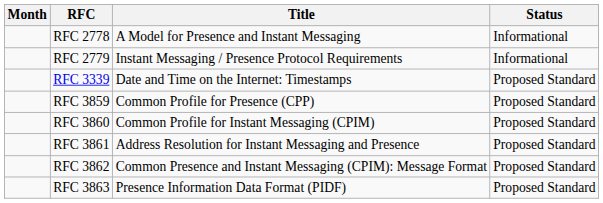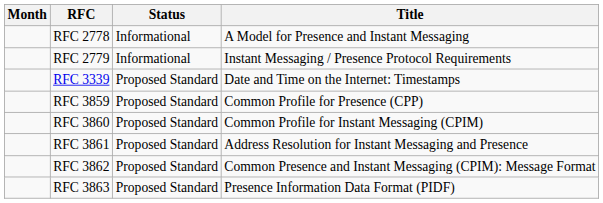columns swapped: (301, 15) <-> (544, 15)
